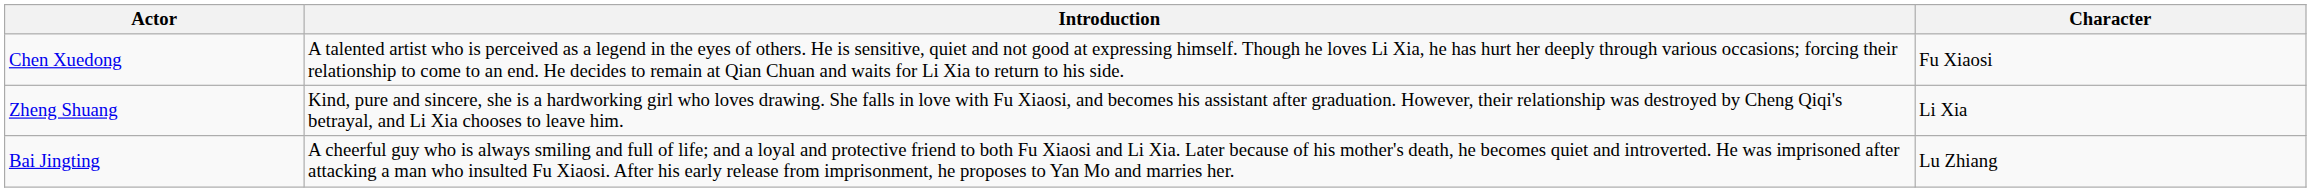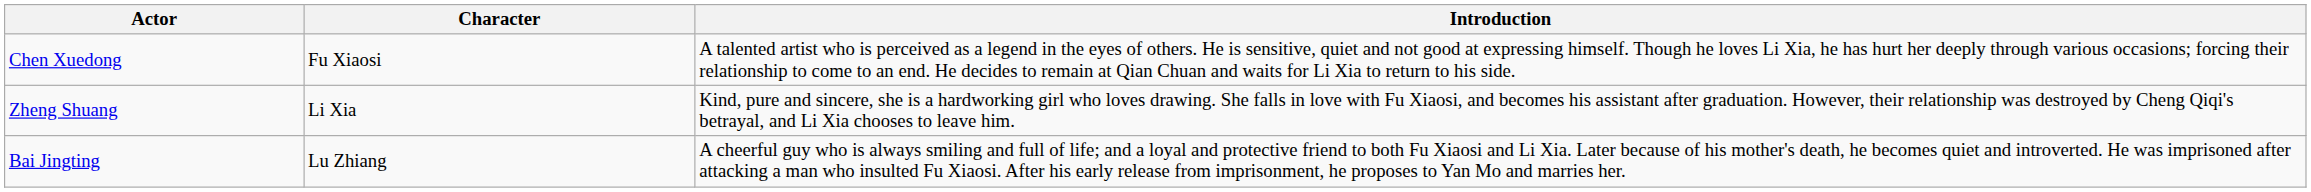columns swapped: (2110, 19) <-> (1109, 19)
